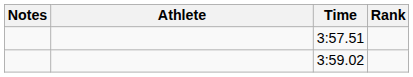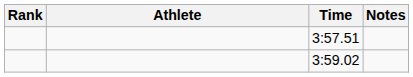columns swapped: (388, 15) <-> (28, 15)
